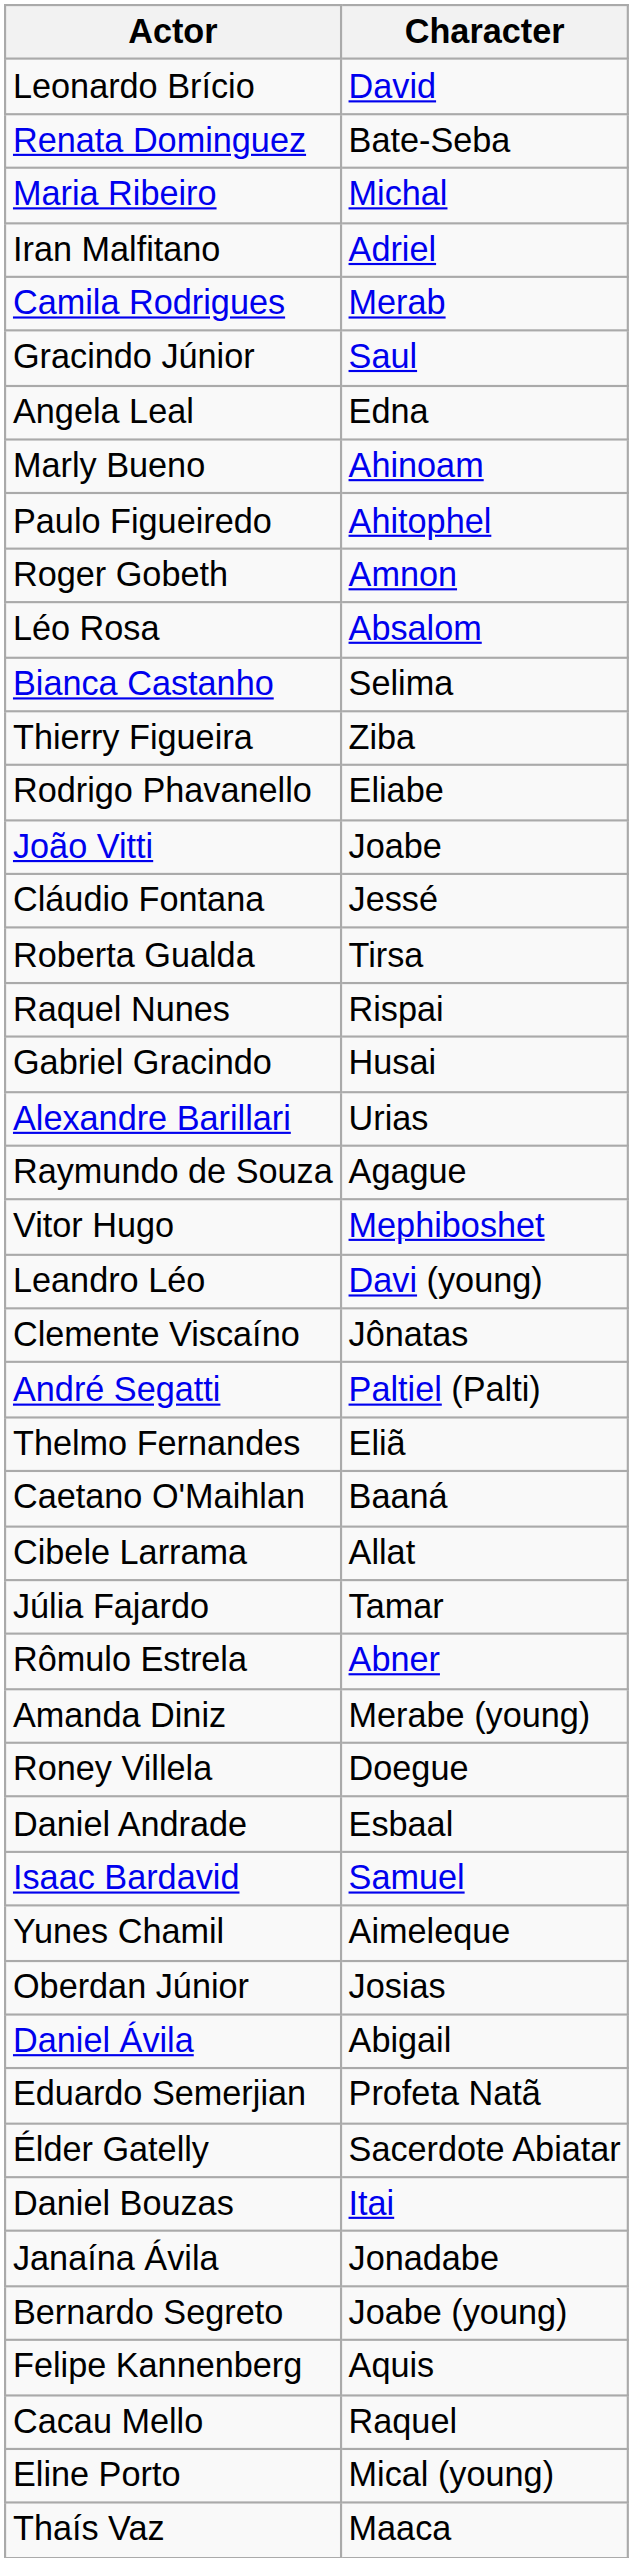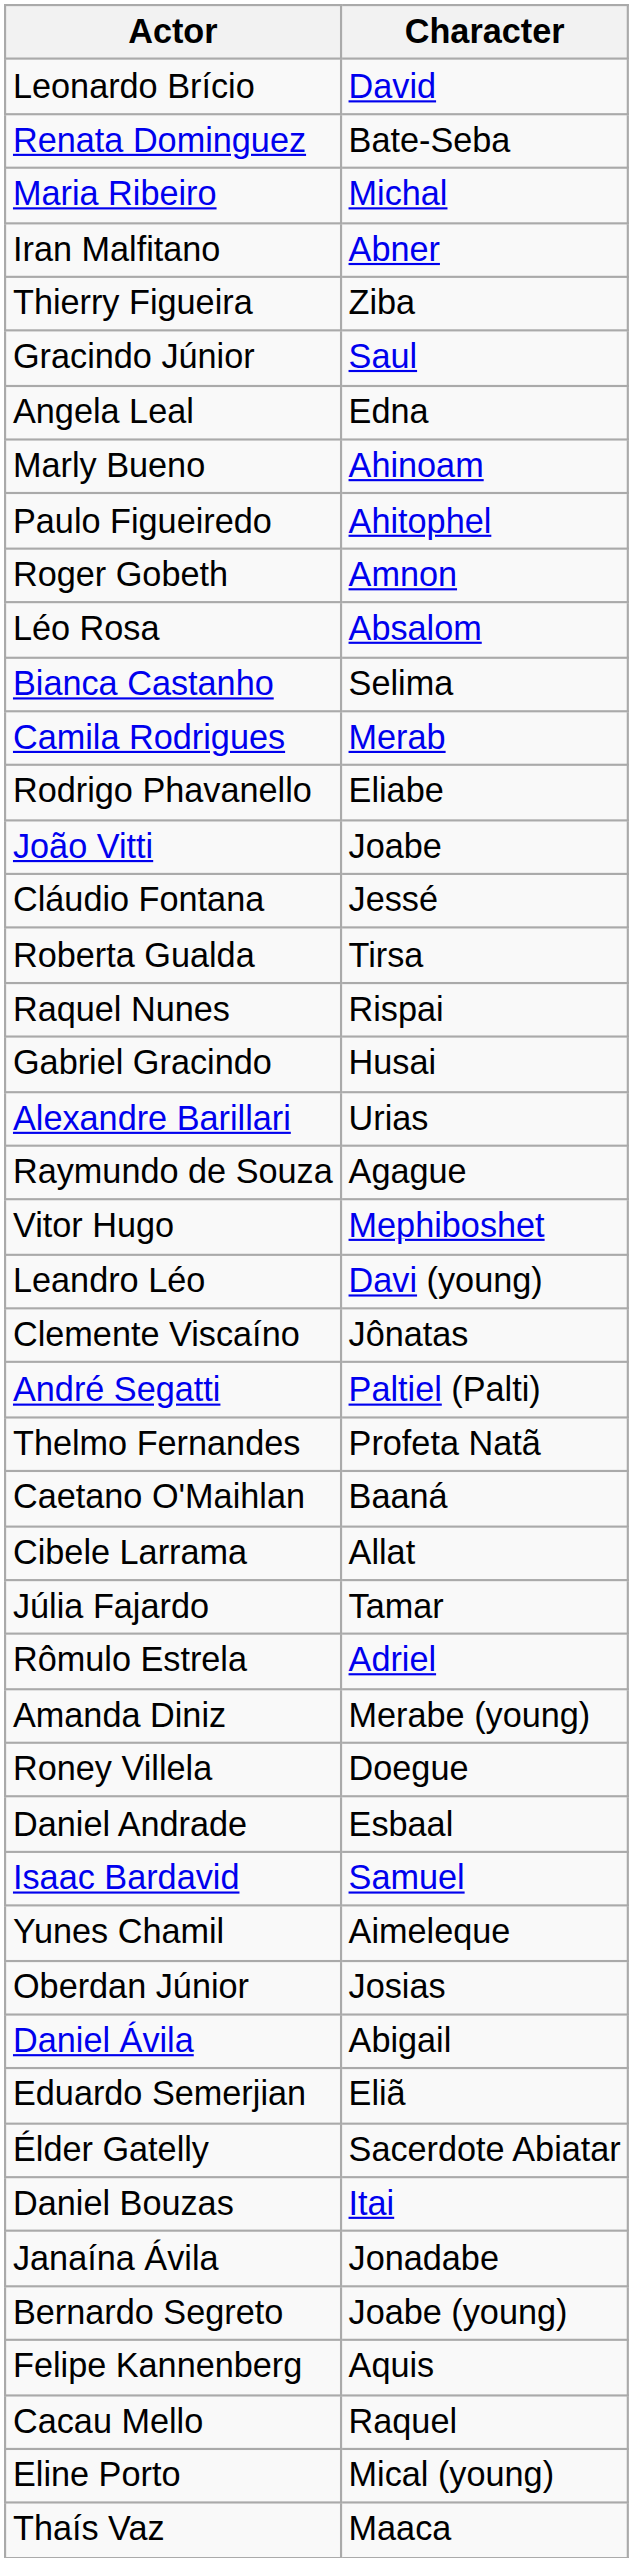(392, 248) Adriel -> (394, 248) Abner
rows swapped: (149, 303) <-> (133, 737)
(377, 1443) Eliã -> (445, 1443) Profeta Natã
(394, 1660) Abner -> (392, 1660) Adriel
(445, 2095) Profeta Natã -> (377, 2095) Eliã
